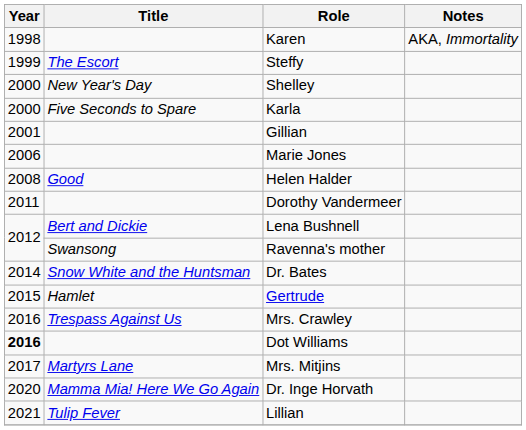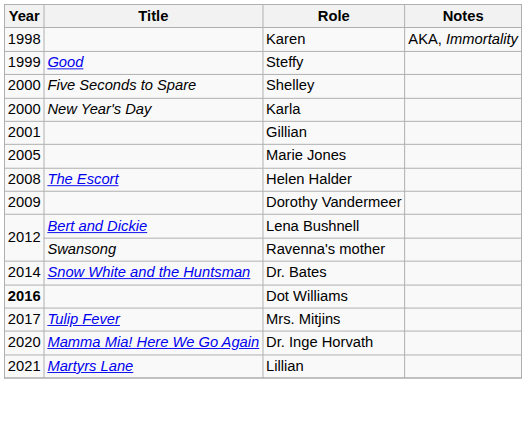(83, 62) The Escort -> (65, 62) Good
(99, 86) New Year's Day -> (122, 86) Five Seconds to Spare
(122, 109) Five Seconds to Spare -> (99, 109) New Year's Day
(24, 156) 2006 -> (24, 156) 2005
(65, 179) Good -> (83, 179) The Escort
(24, 202) 2011 -> (24, 202) 2009
- row: (295, 296)
- row: (309, 319)
(90, 366) Martyrs Lane -> (84, 319) Tulip Fever
(84, 413) Tulip Fever -> (90, 366) Martyrs Lane
